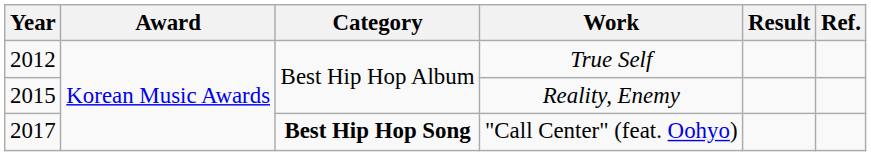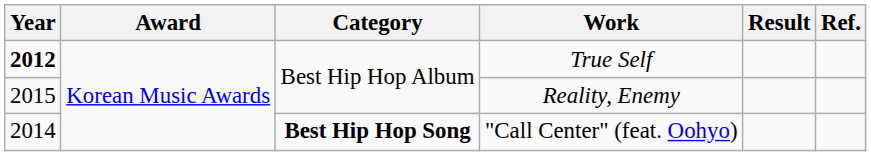(33, 58) normal -> (33, 58) bold
(33, 131) 2017 -> (33, 131) 2014
